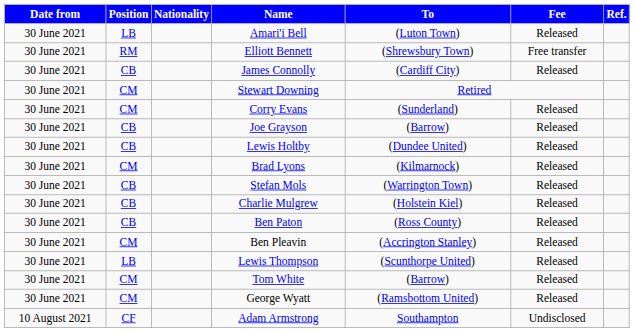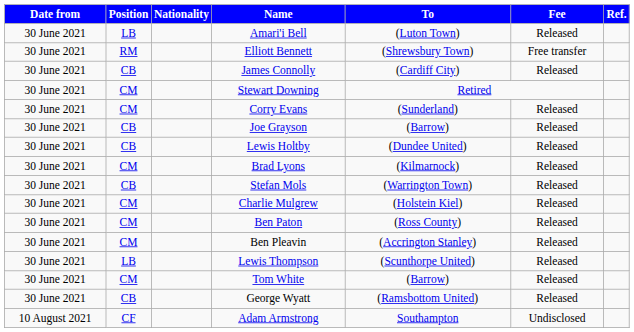(128, 204) CB -> (129, 204) CM
(128, 223) CB -> (129, 223) CM
(129, 299) CM -> (128, 299) CB
